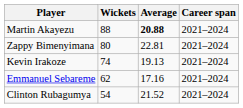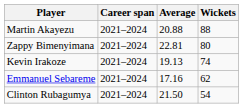columns swapped: (118, 12) <-> (209, 12)
(152, 29) bold -> (171, 29) normal
(152, 95) 21.52 -> (171, 95) 21.50
